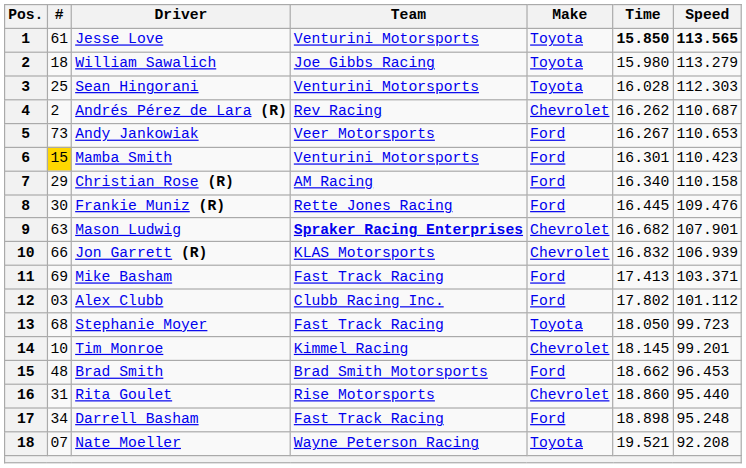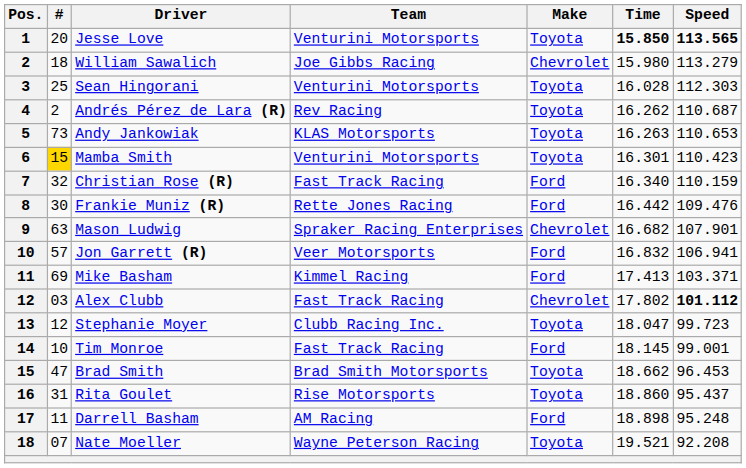(59, 41) 61 -> (59, 41) 20
(557, 64) Toyota -> (570, 64) Chevrolet
(570, 112) Chevrolet -> (557, 112) Toyota
(364, 135) Veer Motorsports -> (364, 135) KLAS Motorsports
(548, 135) Ford -> (557, 135) Toyota
(643, 135) 16.267 -> (643, 135) 16.263
(548, 159) Ford -> (557, 159) Toyota
(59, 183) 29 -> (59, 183) 32
(334, 183) AM Racing -> (369, 183) Fast Track Racing
(707, 183) 110.158 -> (707, 183) 110.159
(643, 207) 16.445 -> (643, 207) 16.442
(408, 230) bold -> (408, 230) normal
(59, 254) 66 -> (59, 254) 57
(364, 254) KLAS Motorsports -> (364, 254) Veer Motorsports
(570, 254) Chevrolet -> (548, 254) Ford
(707, 254) 106.939 -> (707, 254) 106.941
(369, 278) Fast Track Racing -> (351, 278) Kimmel Racing
(369, 302) Clubb Racing Inc. -> (369, 302) Fast Track Racing
(548, 302) Ford -> (570, 302) Chevrolet
(707, 302) normal -> (707, 302) bold
(59, 325) 68 -> (59, 325) 12
(369, 325) Fast Track Racing -> (369, 325) Clubb Racing Inc.
(643, 325) 18.050 -> (643, 325) 18.047
(351, 349) Kimmel Racing -> (369, 349) Fast Track Racing
(570, 349) Chevrolet -> (548, 349) Ford
(703, 349) 99.201 -> (703, 349) 99.001
(59, 373) 48 -> (59, 373) 47
(548, 373) Ford -> (557, 373) Toyota
(570, 396) Chevrolet -> (557, 396) Toyota
(703, 396) 95.440 -> (703, 396) 95.437
(59, 420) 34 -> (59, 420) 11
(369, 420) Fast Track Racing -> (334, 420) AM Racing
